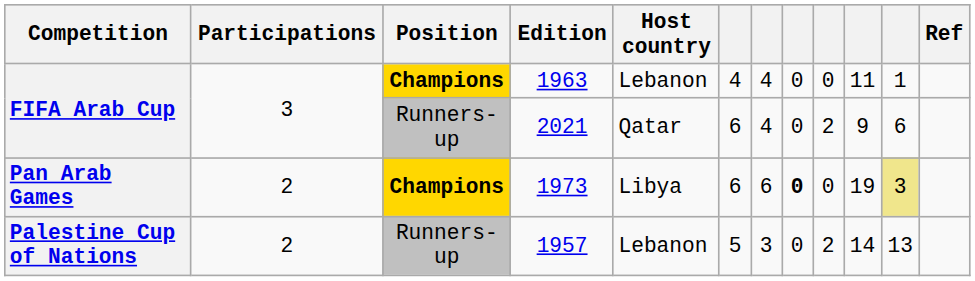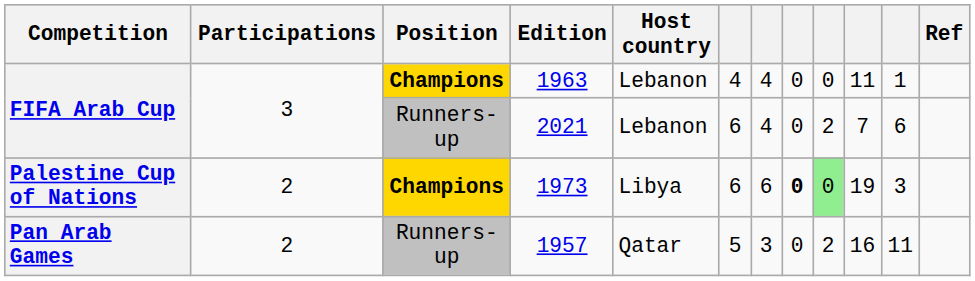(650, 128) Qatar -> (663, 128) Lebanon
(863, 128) 9 -> (863, 128) 7
(61, 187) Pan Arab Games -> (93, 187) Palestine Cup of Nations
(828, 187) no background -> (828, 187) lightgreen background
(900, 187) khaki background -> (900, 187) no background
(93, 246) Palestine Cup of Nations -> (61, 246) Pan Arab Games
(663, 246) Lebanon -> (650, 246) Qatar
(863, 246) 14 -> (863, 246) 16
(900, 246) 13 -> (900, 246) 11
